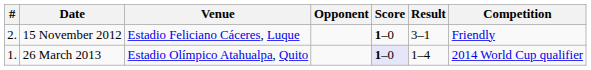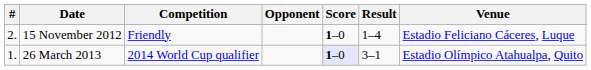columns swapped: (218, 14) <-> (517, 14)
(421, 34) 3–1 -> (371, 34) 1–4
(421, 55) 1–4 -> (371, 55) 3–1
